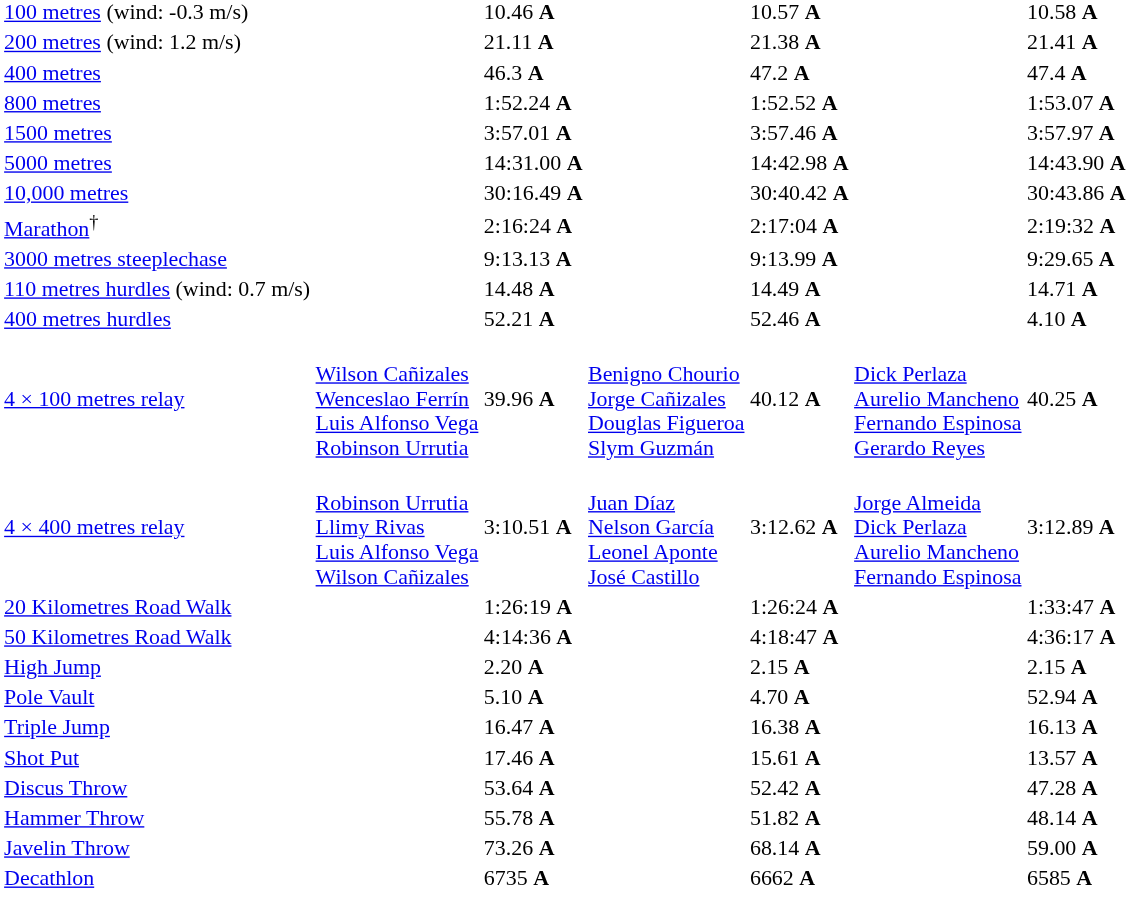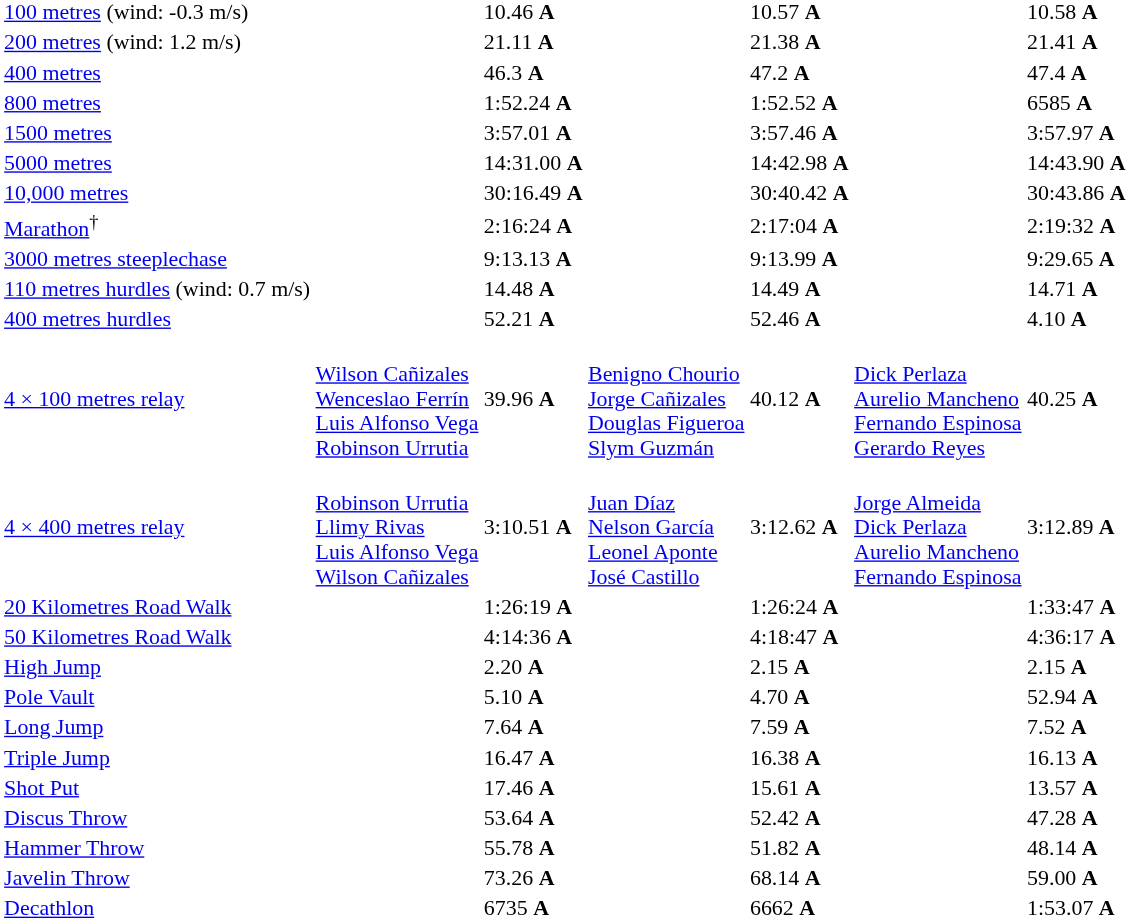(1071, 102) 1:53.07 A -> (1060, 102) 6585 A
+ row: (54, 727)
(1060, 878) 6585 A -> (1071, 908) 1:53.07 A
